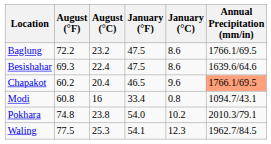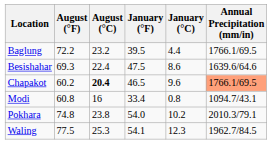(136, 51) 47.5 -> (136, 51) 39.5
(174, 51) 8.6 -> (174, 51) 4.4
(101, 83) normal -> (101, 83) bold
